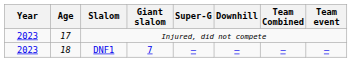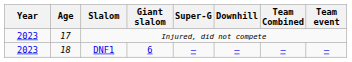(150, 50) 7 -> (150, 50) 6
